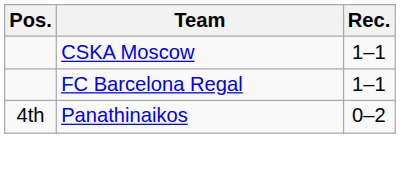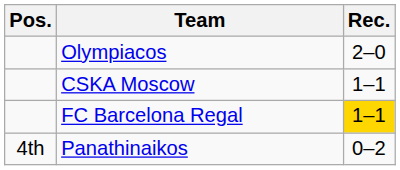+ row: (114, 52)
(369, 84) no background -> (369, 116) gold background
